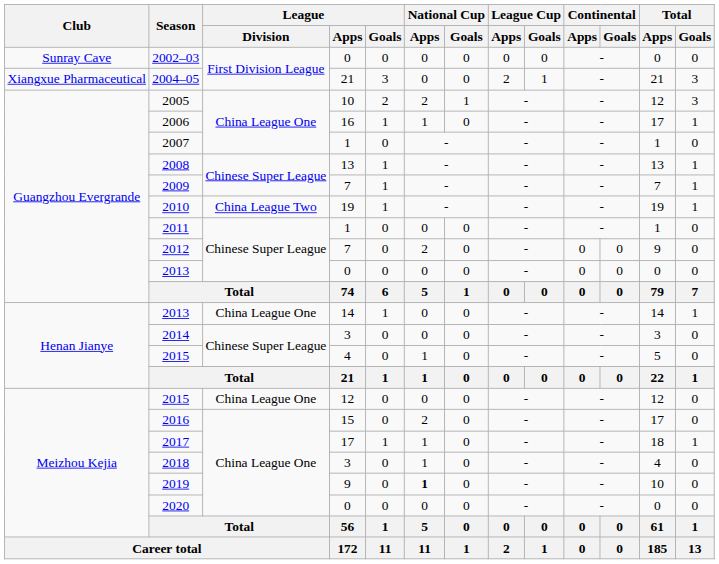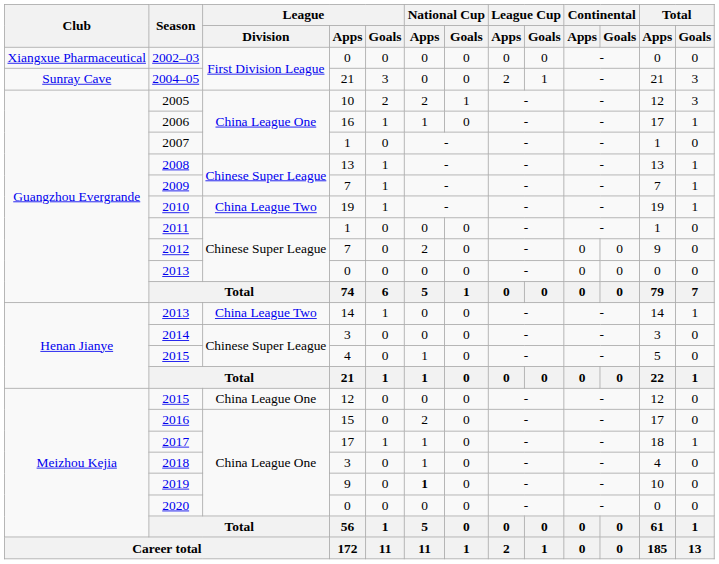(77, 57) Sunray Cave -> (77, 57) Xiangxue Pharmaceutical
(77, 79) Xiangxue Pharmaceutical -> (77, 79) Sunray Cave
(266, 313) China League One -> (266, 313) China League Two
